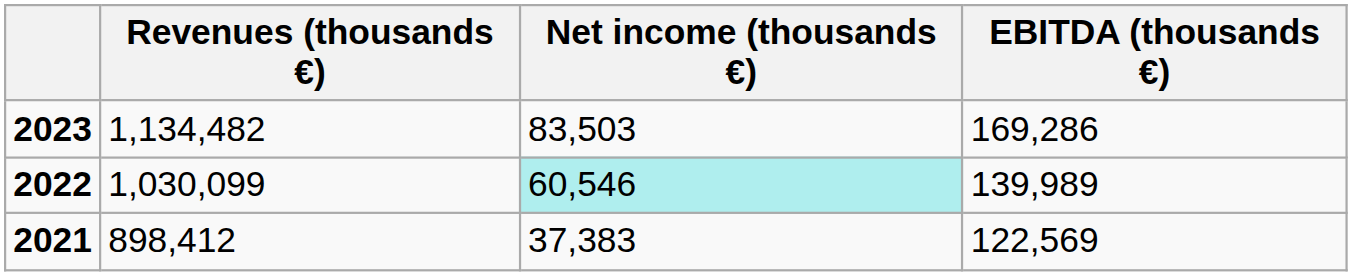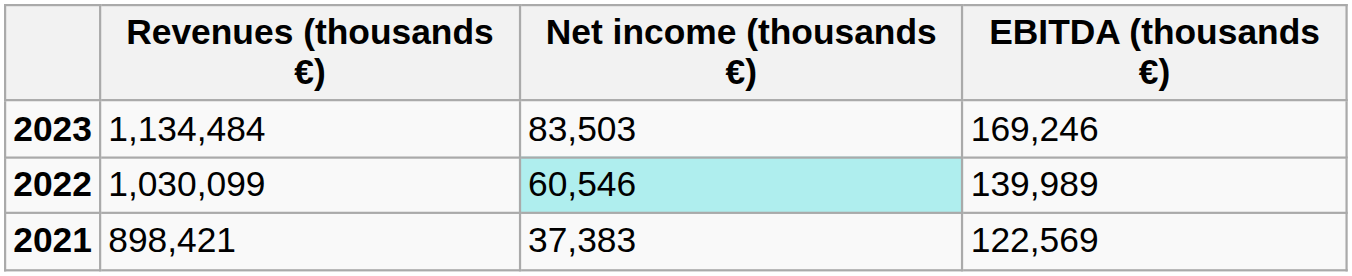(187, 128) 1,134,482 -> (187, 128) 1,134,484
(1035, 128) 169,286 -> (1035, 128) 169,246
(172, 240) 898,412 -> (172, 240) 898,421
